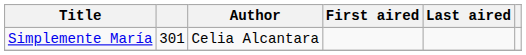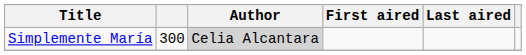(172, 39) 301 -> (172, 39) 300
(255, 39) no background -> (255, 39) lightgrey background
